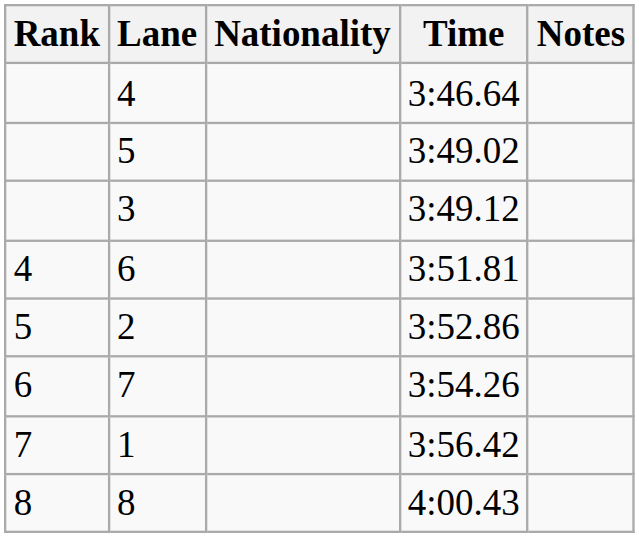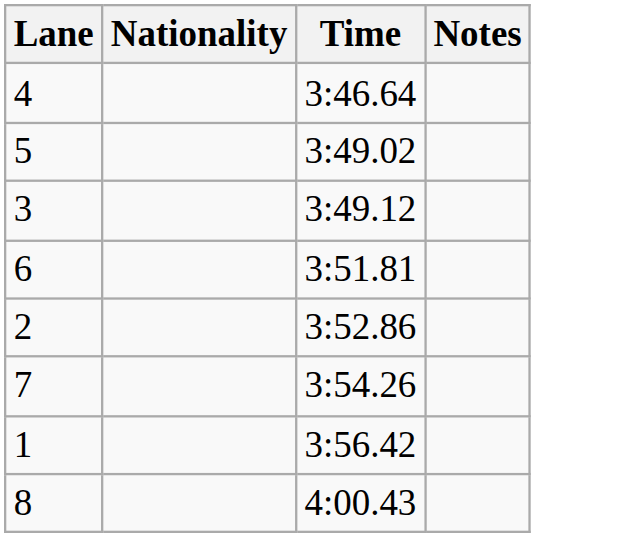- column: (57, 33)
